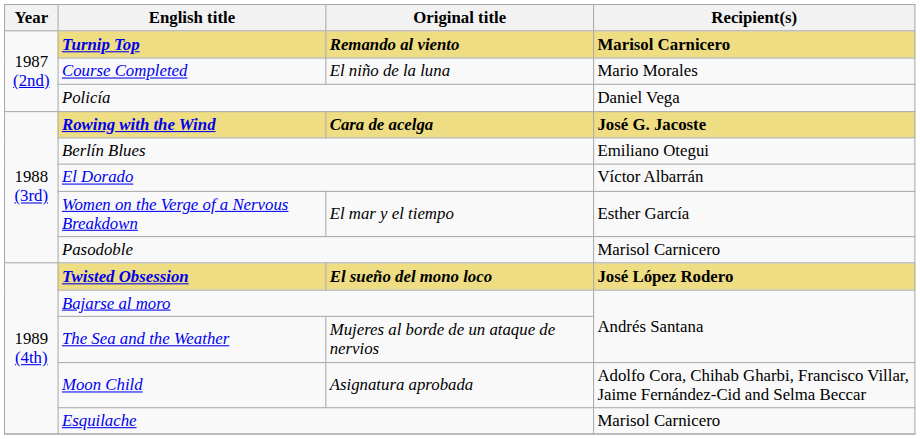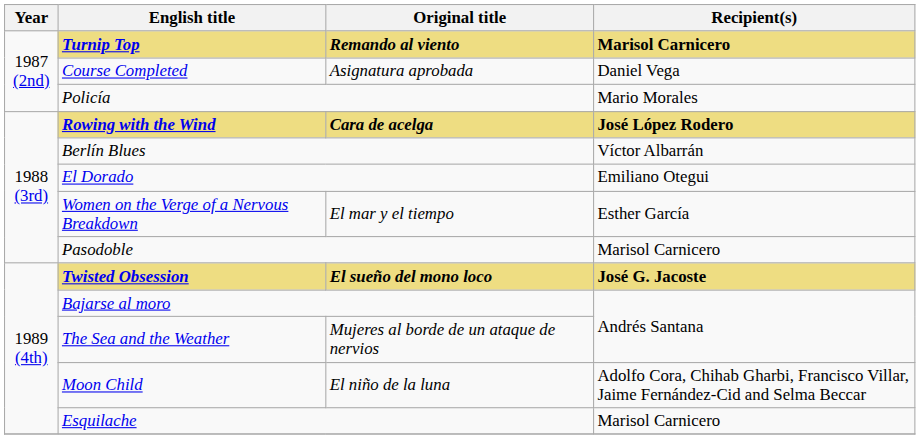(390, 71) El niño de la luna -> (401, 71) Asignatura aprobada
(648, 71) Mario Morales -> (639, 71) Daniel Vega
(639, 97) Daniel Vega -> (648, 97) Mario Morales
(652, 124) José G. Jacoste -> (665, 124) José López Rodero
(653, 151) Emiliano Otegui -> (650, 151) Víctor Albarrán
(650, 177) Víctor Albarrán -> (653, 177) Emiliano Otegui
(665, 276) José López Rodero -> (652, 276) José G. Jacoste
(401, 384) Asignatura aprobada -> (390, 384) El niño de la luna
